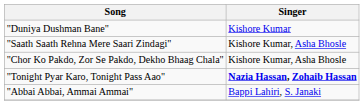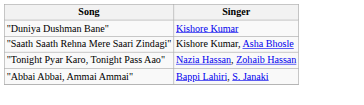- row: (115, 60)
(293, 76) bold -> (236, 60) normal
